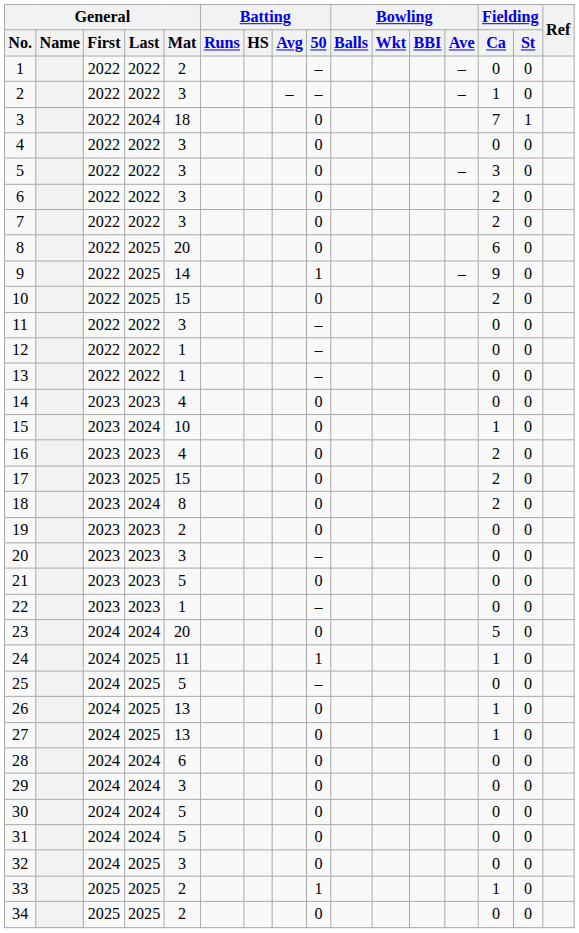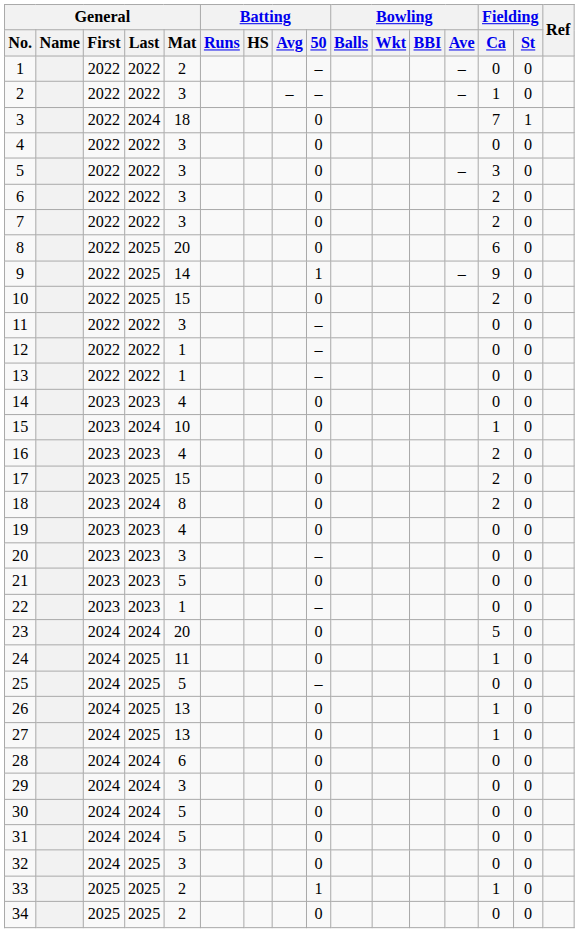(182, 529) 2 -> (182, 529) 4
(318, 658) 1 -> (318, 658) 0
